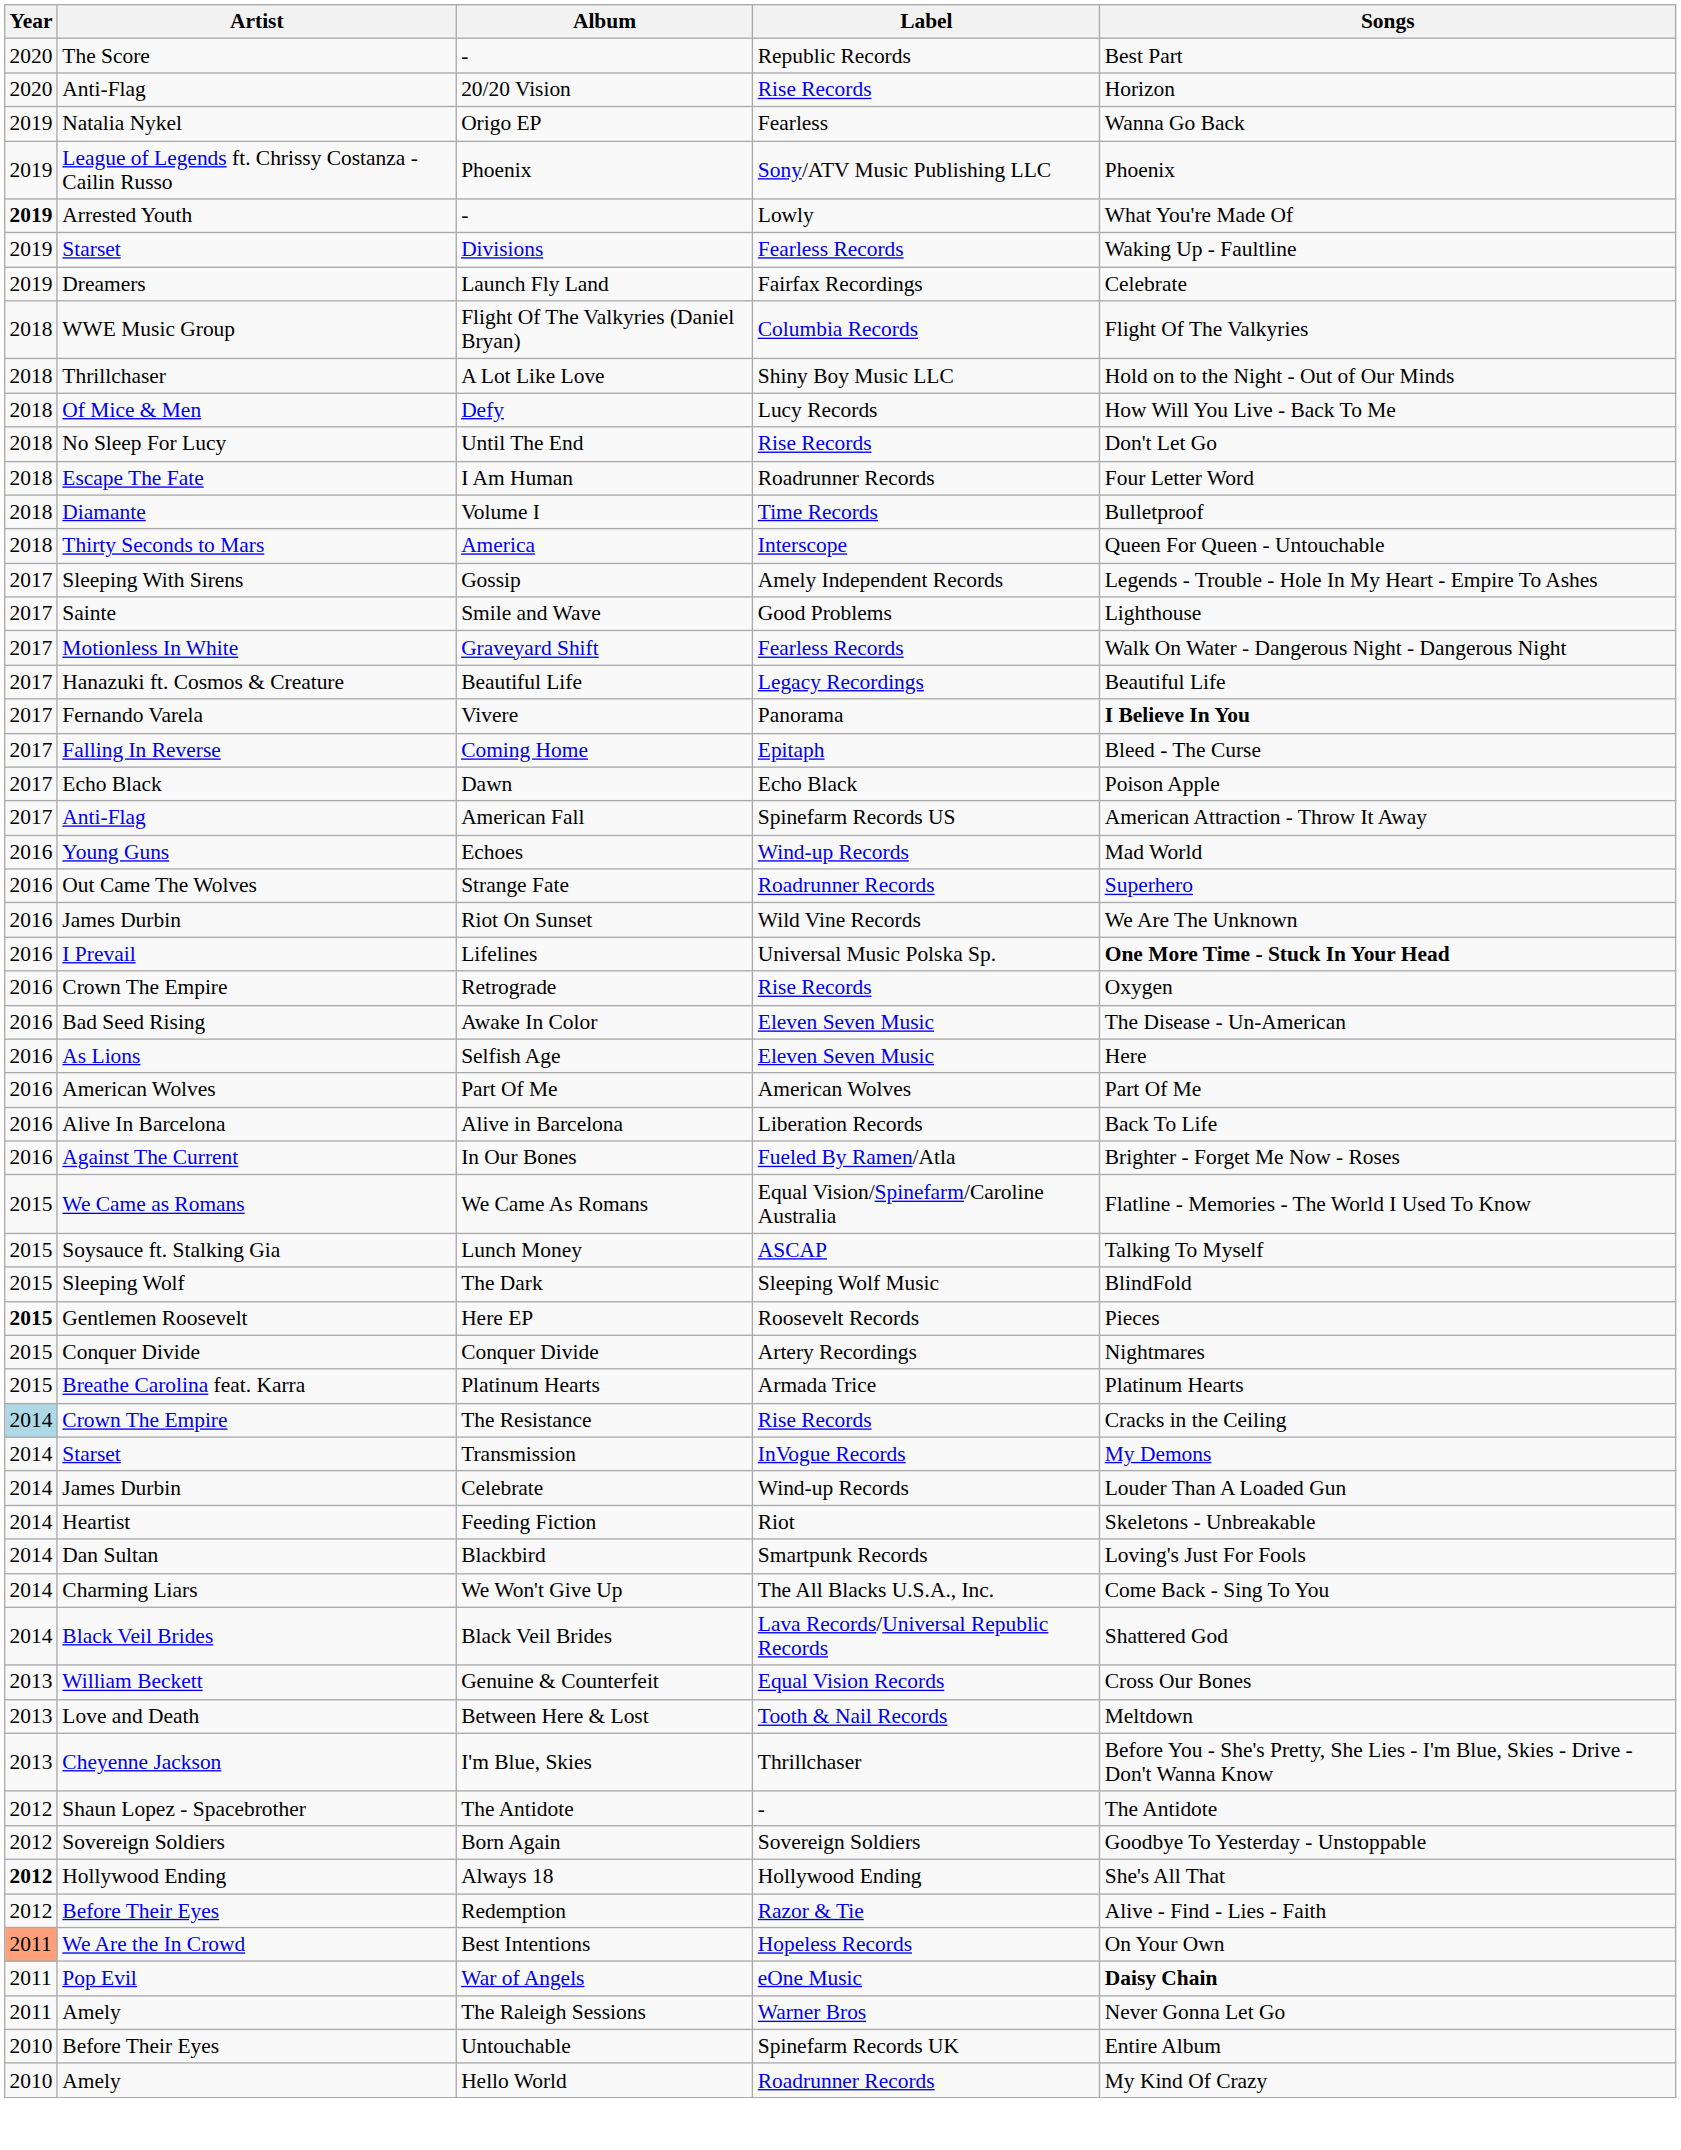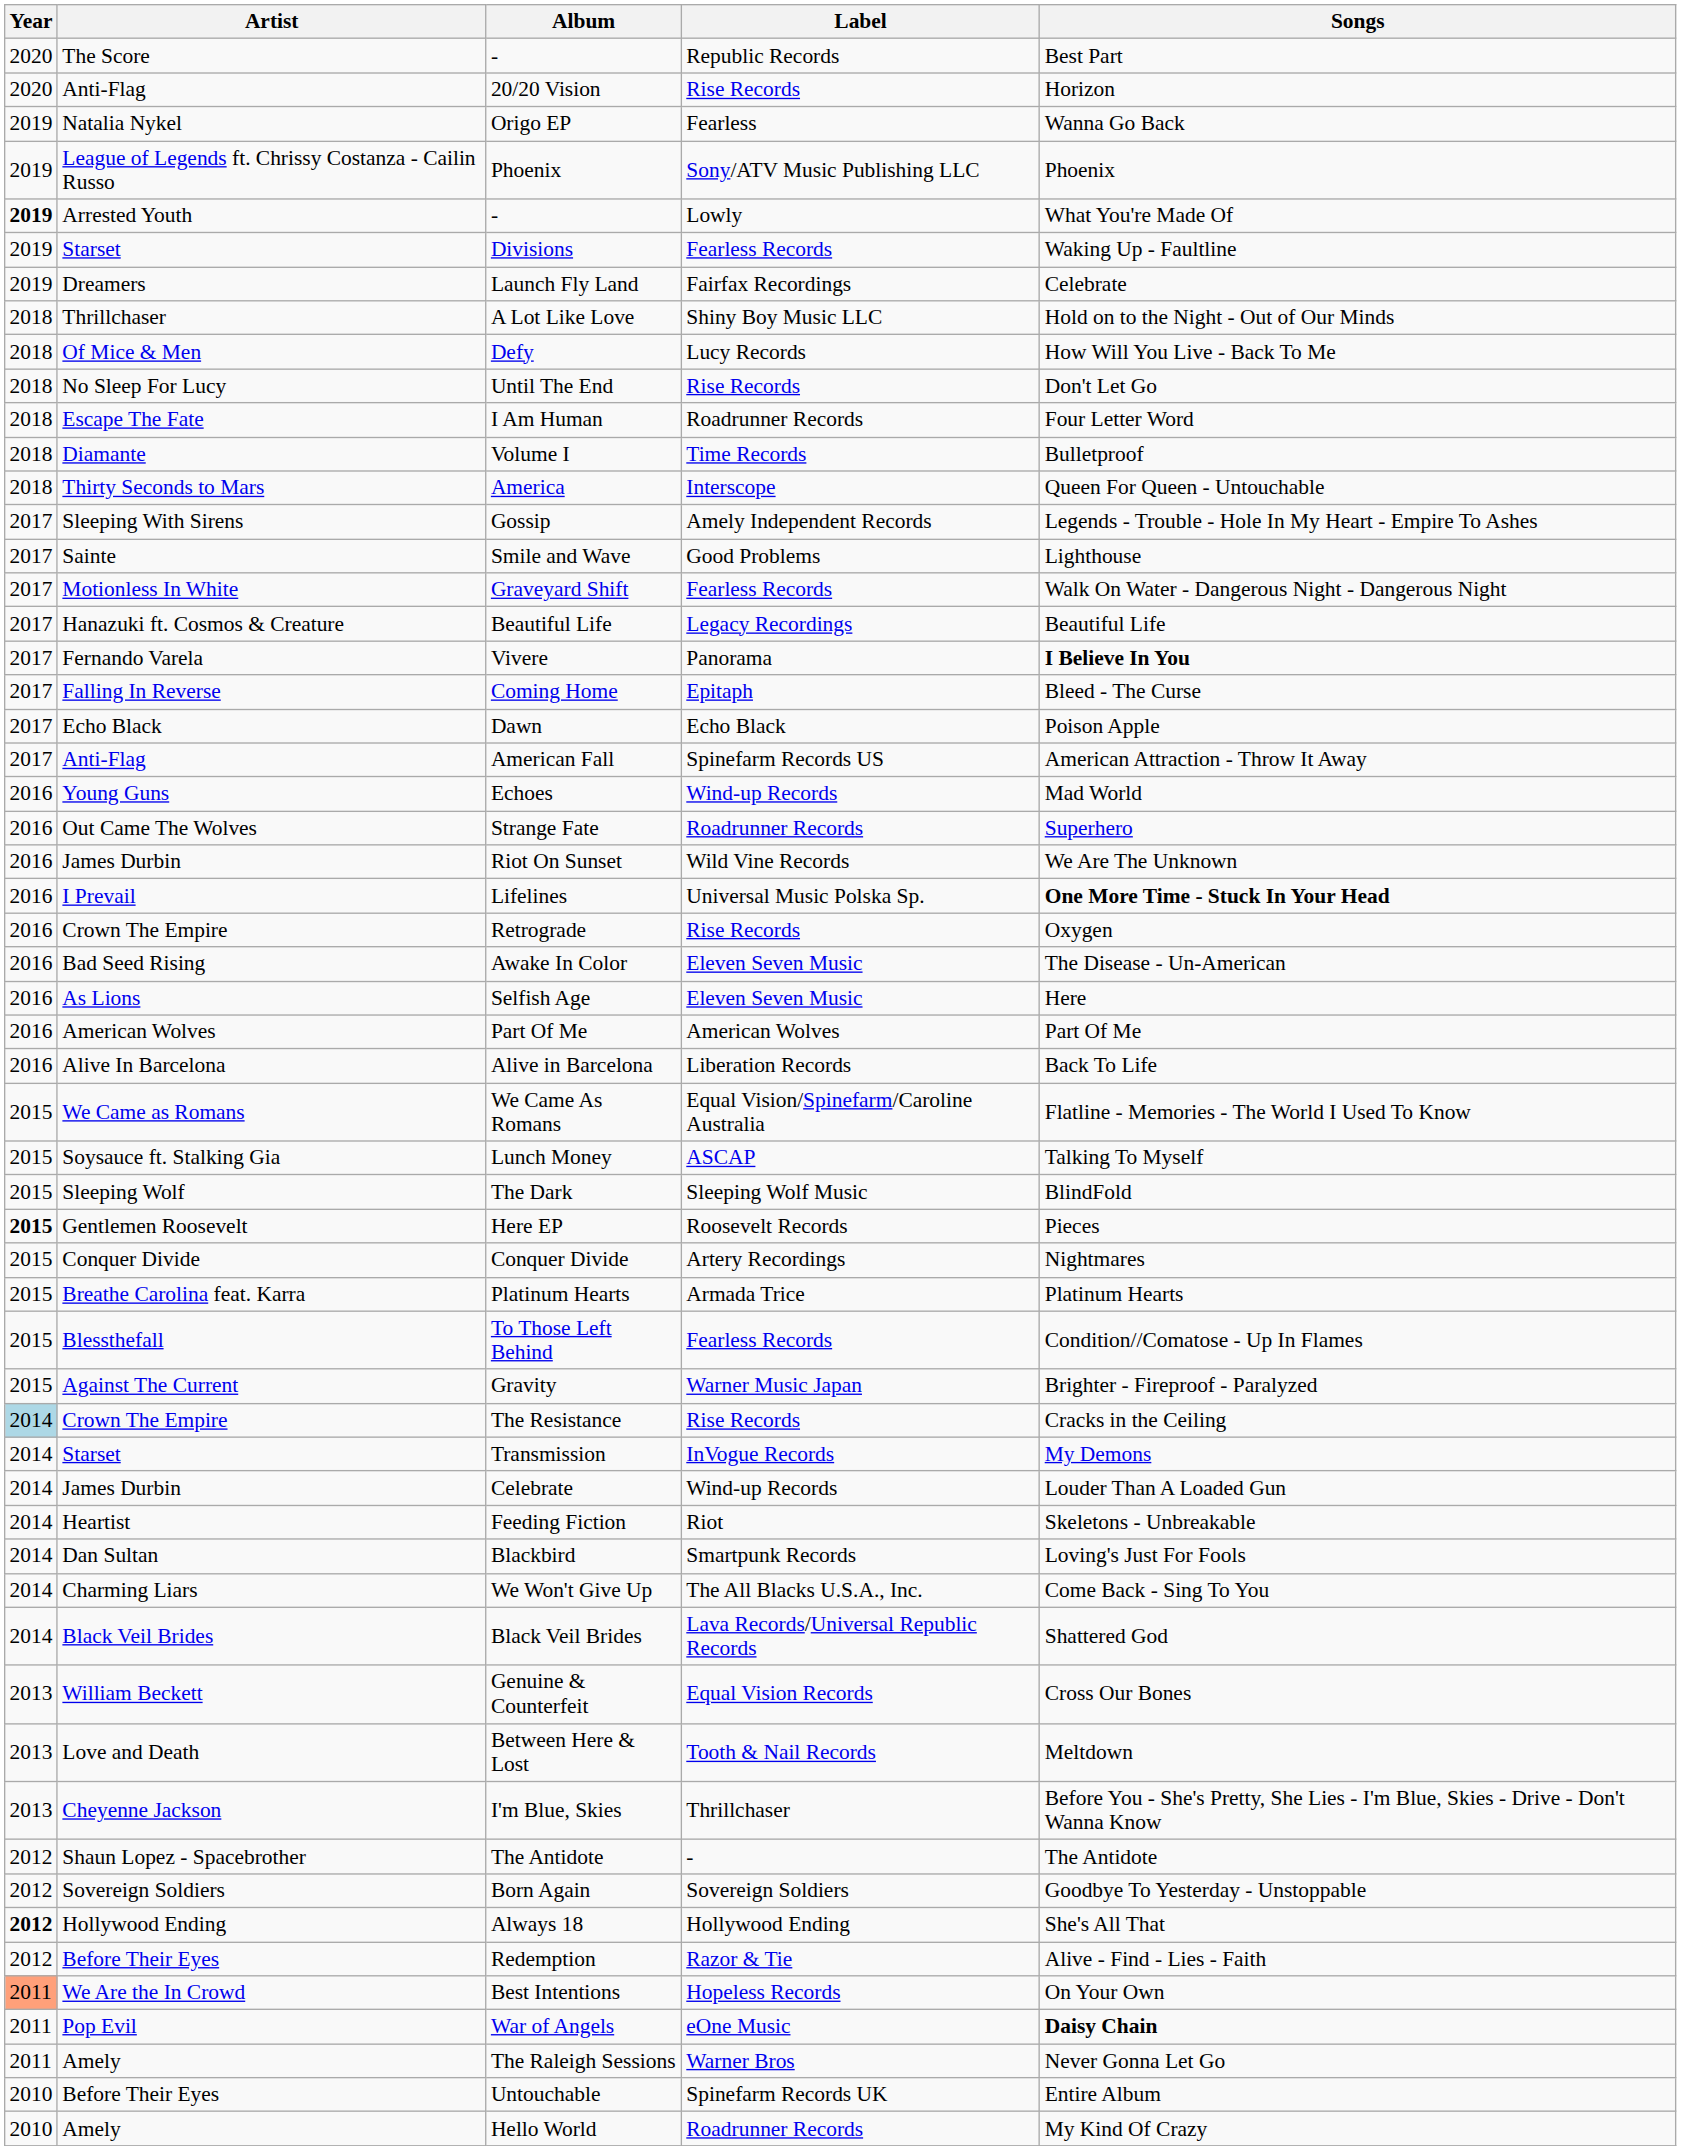- row: (149, 329)
- row: (150, 1157)
+ row: (113, 1339)
+ row: (150, 1385)
